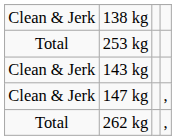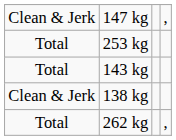rows swapped: (126, 17) <-> (126, 95)
(52, 69) Clean & Jerk -> (52, 69) Total
